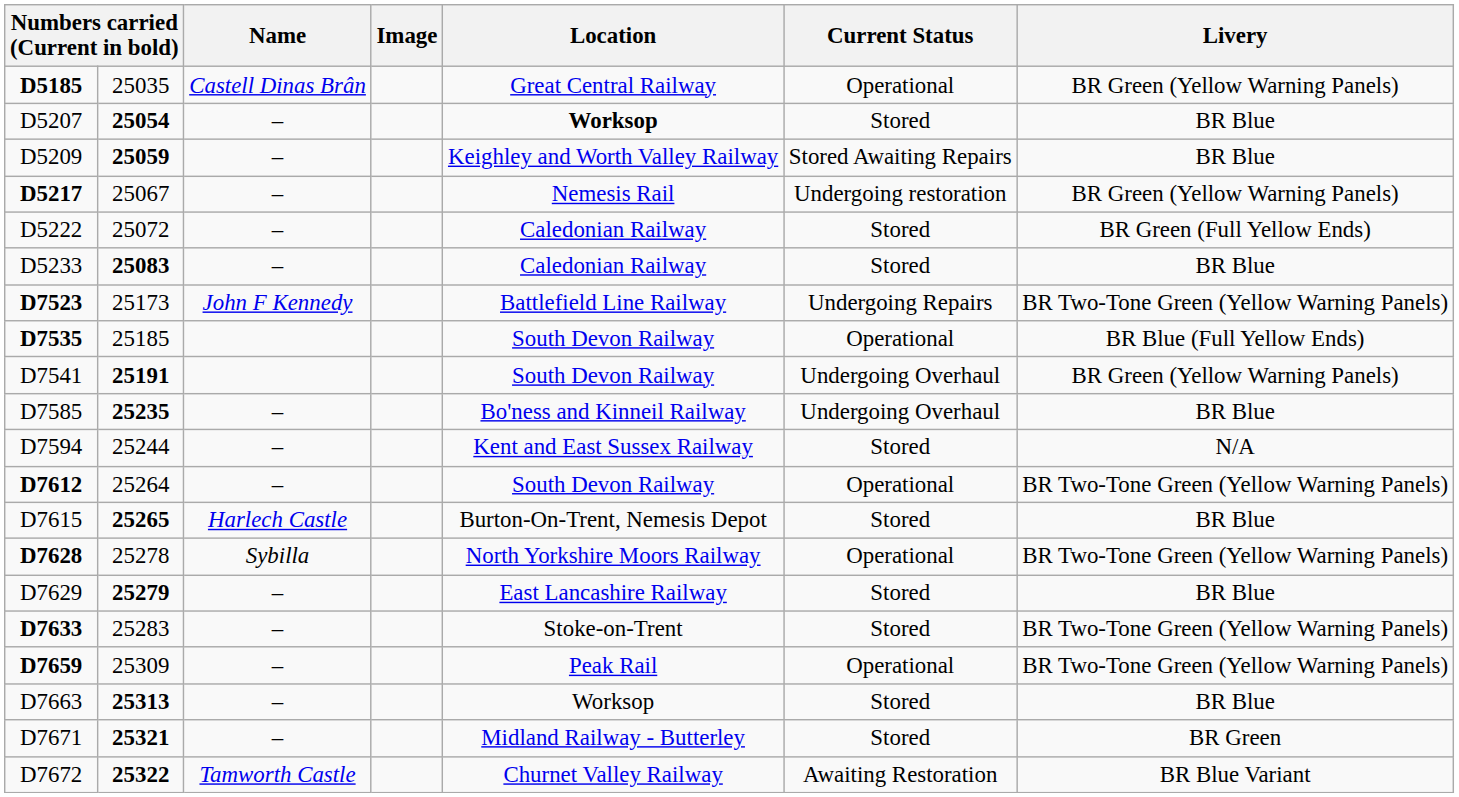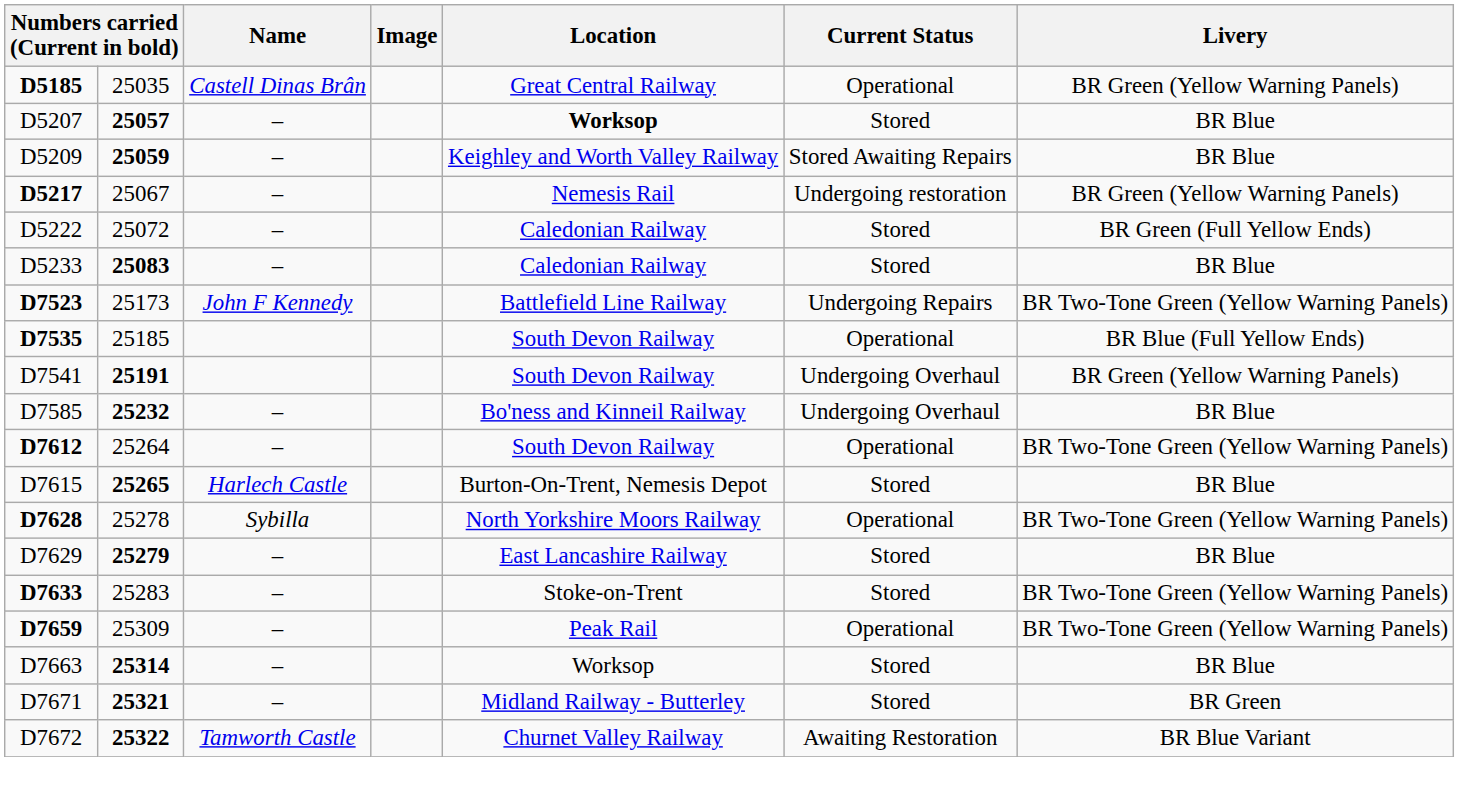(141, 120) 25054 -> (141, 120) 25057
(141, 411) 25235 -> (141, 411) 25232
- row: (51, 447)
(141, 701) 25313 -> (141, 665) 25314
